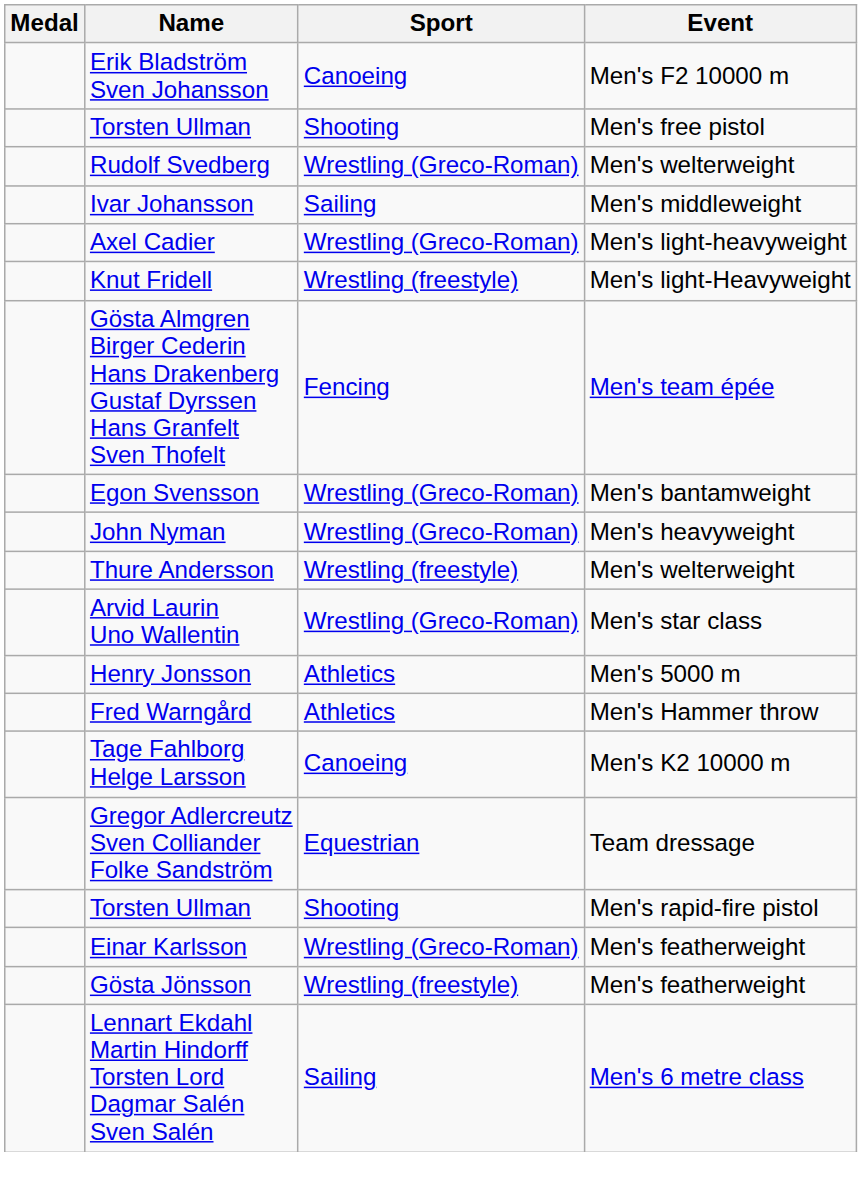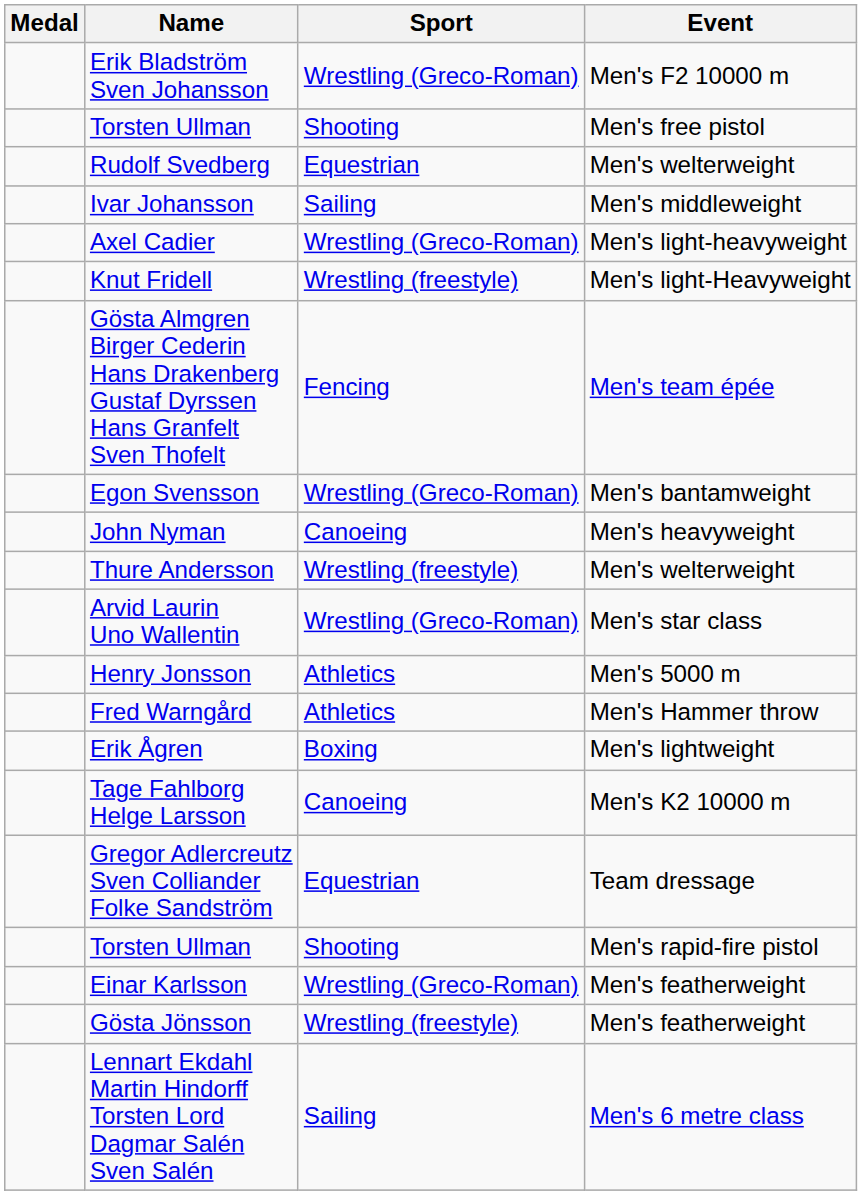(356, 75) Canoeing -> (441, 75) Wrestling (Greco-Roman)
(441, 165) Wrestling (Greco-Roman) -> (362, 165) Equestrian
(441, 531) Wrestling (Greco-Roman) -> (356, 531) Canoeing
+ row: (146, 750)
